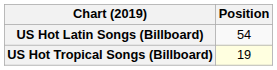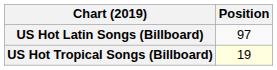(244, 34) 54 -> (244, 34) 97
